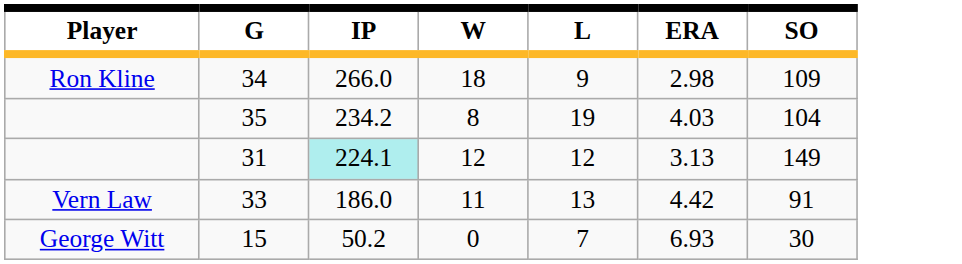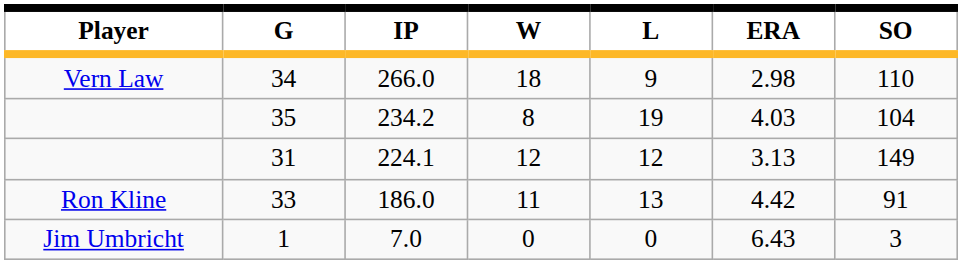(102, 77) Ron Kline -> (114, 77) Vern Law
(802, 77) 109 -> (896, 77) 110
(364, 158) paleturquoise background -> (406, 158) no background
(102, 198) Vern Law -> (114, 198) Ron Kline
- row: (254, 239)
+ row: (284, 239)
